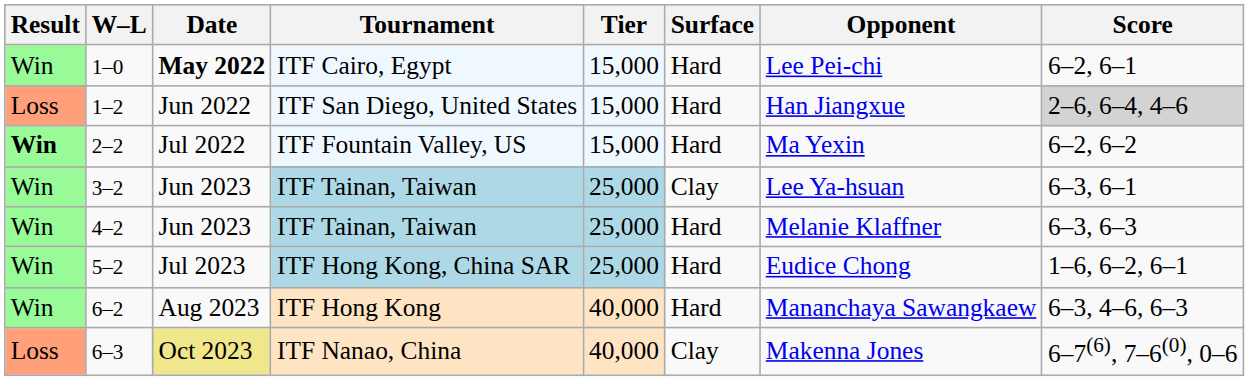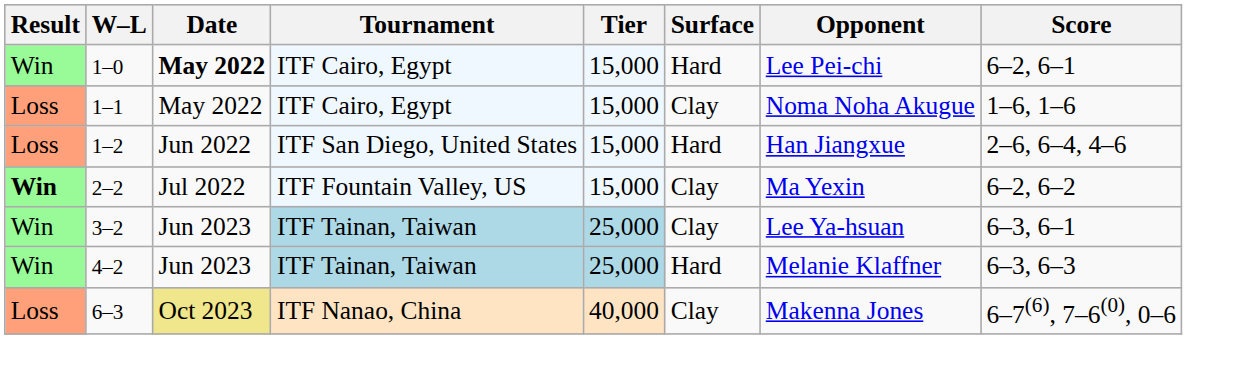+ row: (108, 106)
(1118, 105) lightgrey background -> (1057, 145) no background
(696, 145) Hard -> (695, 186) Clay
- row: (108, 268)
- row: (108, 308)
